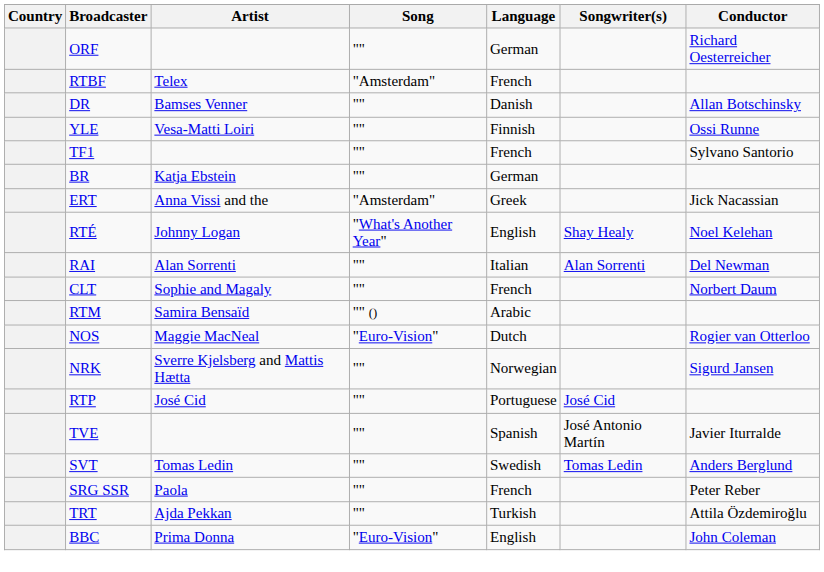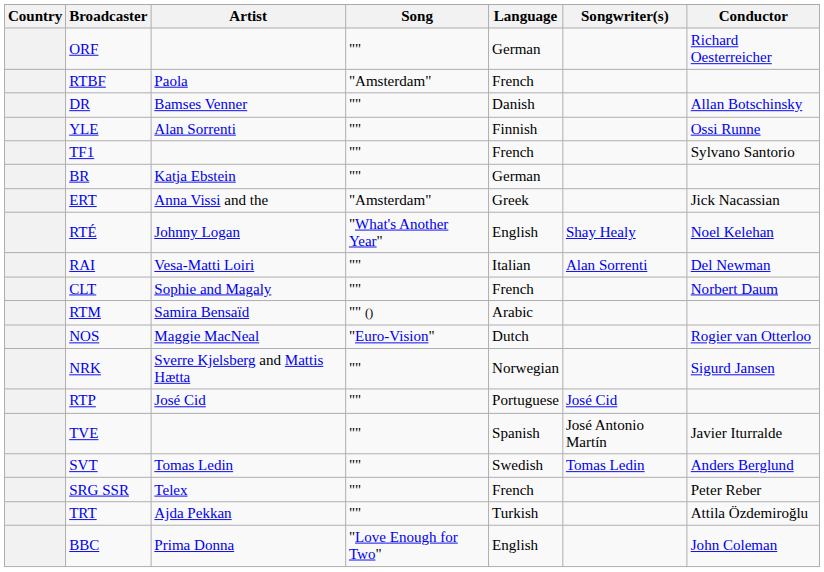(171, 81) Telex -> (171, 81) Paola
(204, 128) Vesa-Matti Loiri -> (195, 128) Alan Sorrenti
(195, 264) Alan Sorrenti -> (204, 264) Vesa-Matti Loiri
(171, 489) Paola -> (171, 489) Telex
(396, 537) "Euro-Vision" -> (403, 545) "Love Enough for Two"
